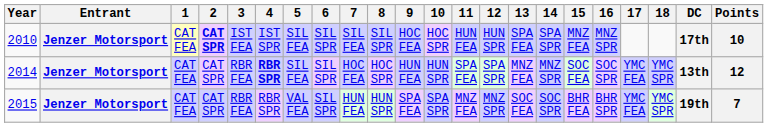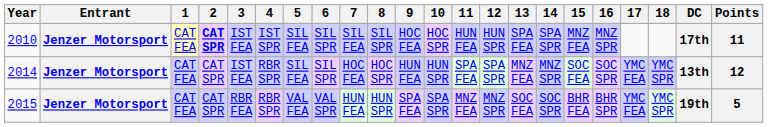(737, 40) 10 -> (737, 40) 11
(241, 73) RBR FEA -> (241, 73) IST FEA
(269, 73) bold -> (269, 73) normal
(326, 106) SIL SPR -> (326, 106) VAL SPR
(737, 106) 7 -> (737, 106) 5
